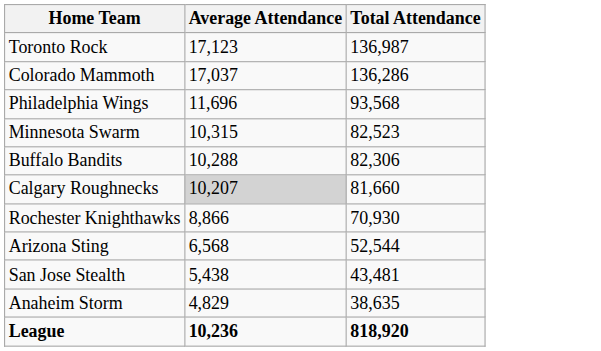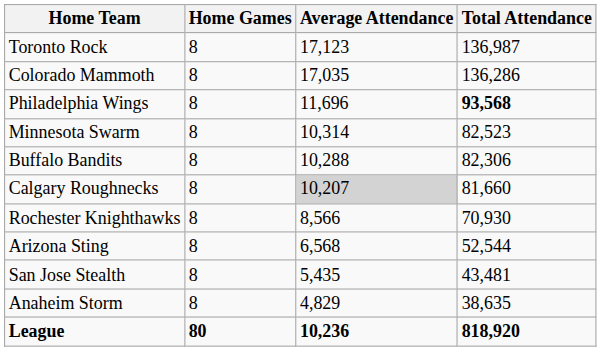+ column: (240, 18)
(213, 75) 17,037 -> (325, 75) 17,035
(375, 103) normal -> (486, 103) bold
(213, 132) 10,315 -> (325, 132) 10,314
(209, 217) 8,866 -> (320, 217) 8,566
(209, 274) 5,438 -> (320, 274) 5,435
